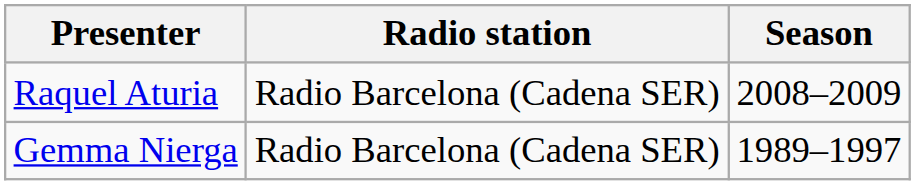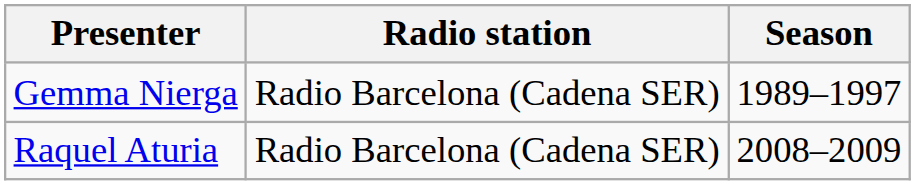rows swapped: (126, 149) <-> (116, 91)
